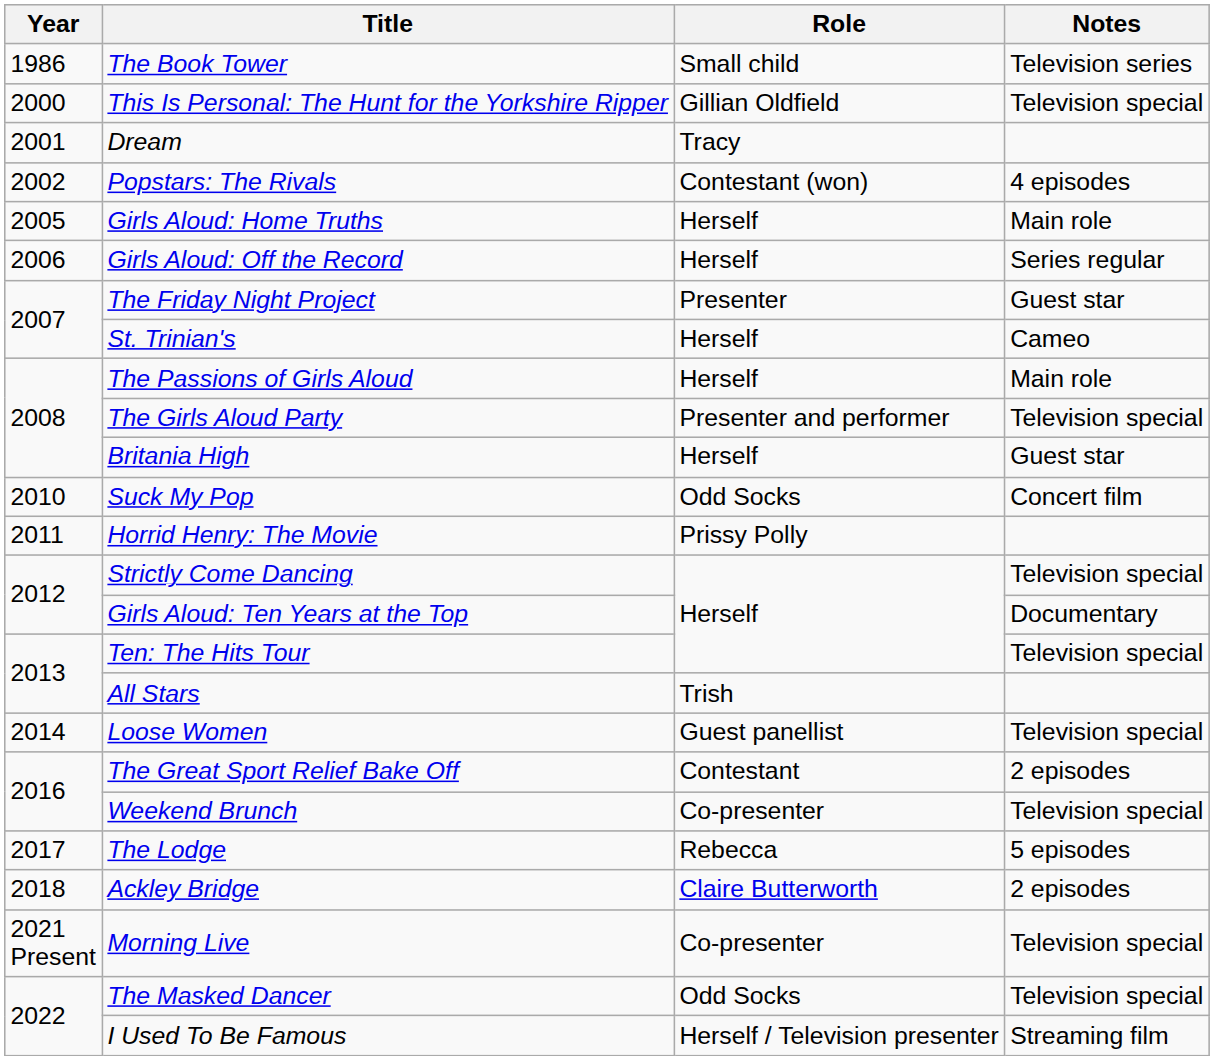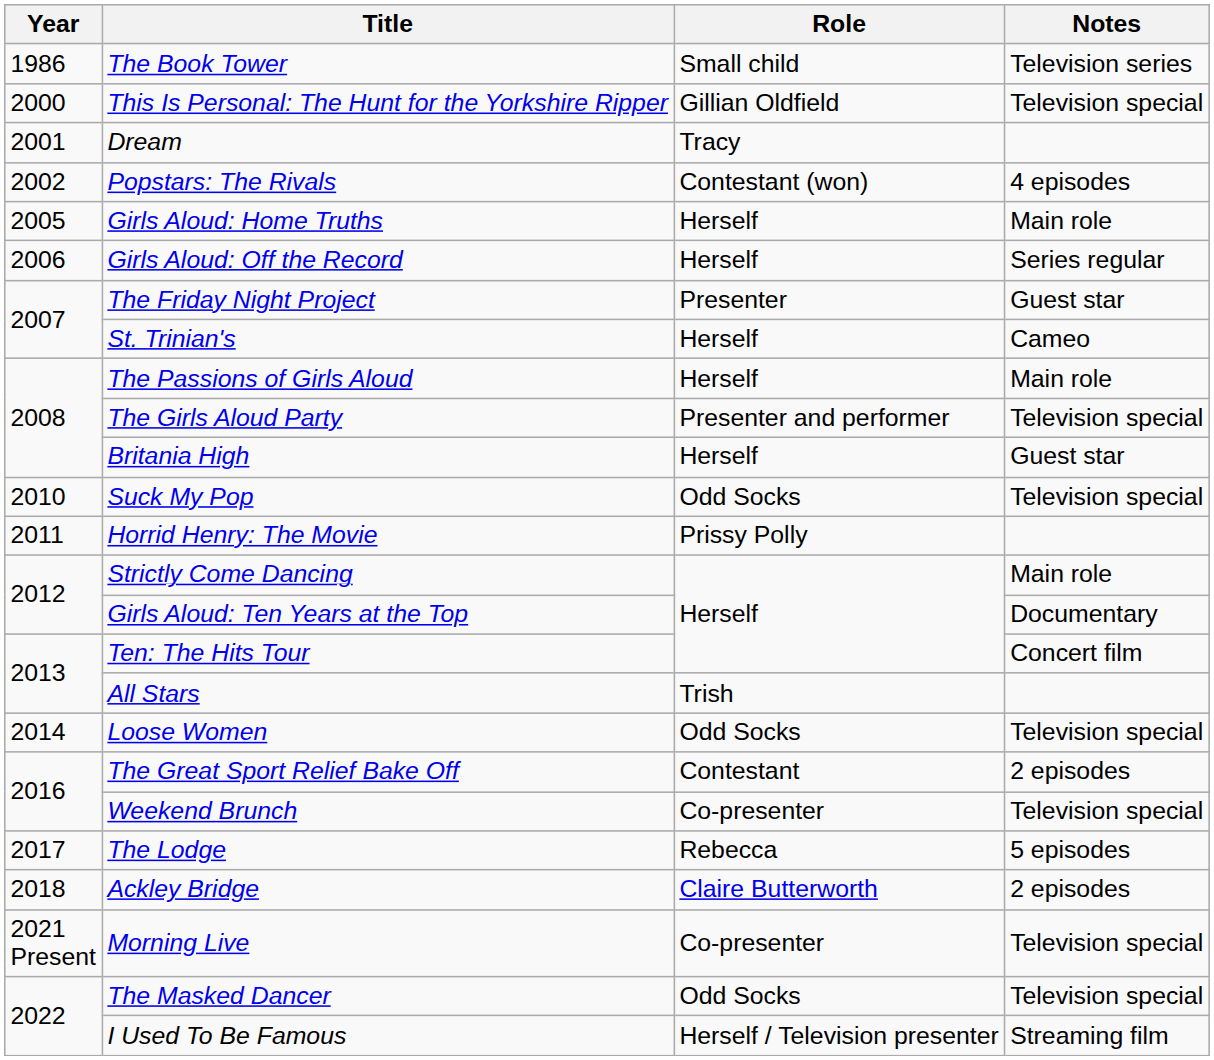(1076, 496) Concert film -> (1107, 496) Television special
(1107, 574) Television special -> (1061, 574) Main role
(1107, 653) Television special -> (1076, 653) Concert film
(761, 732) Guest panellist -> (740, 732) Odd Socks
